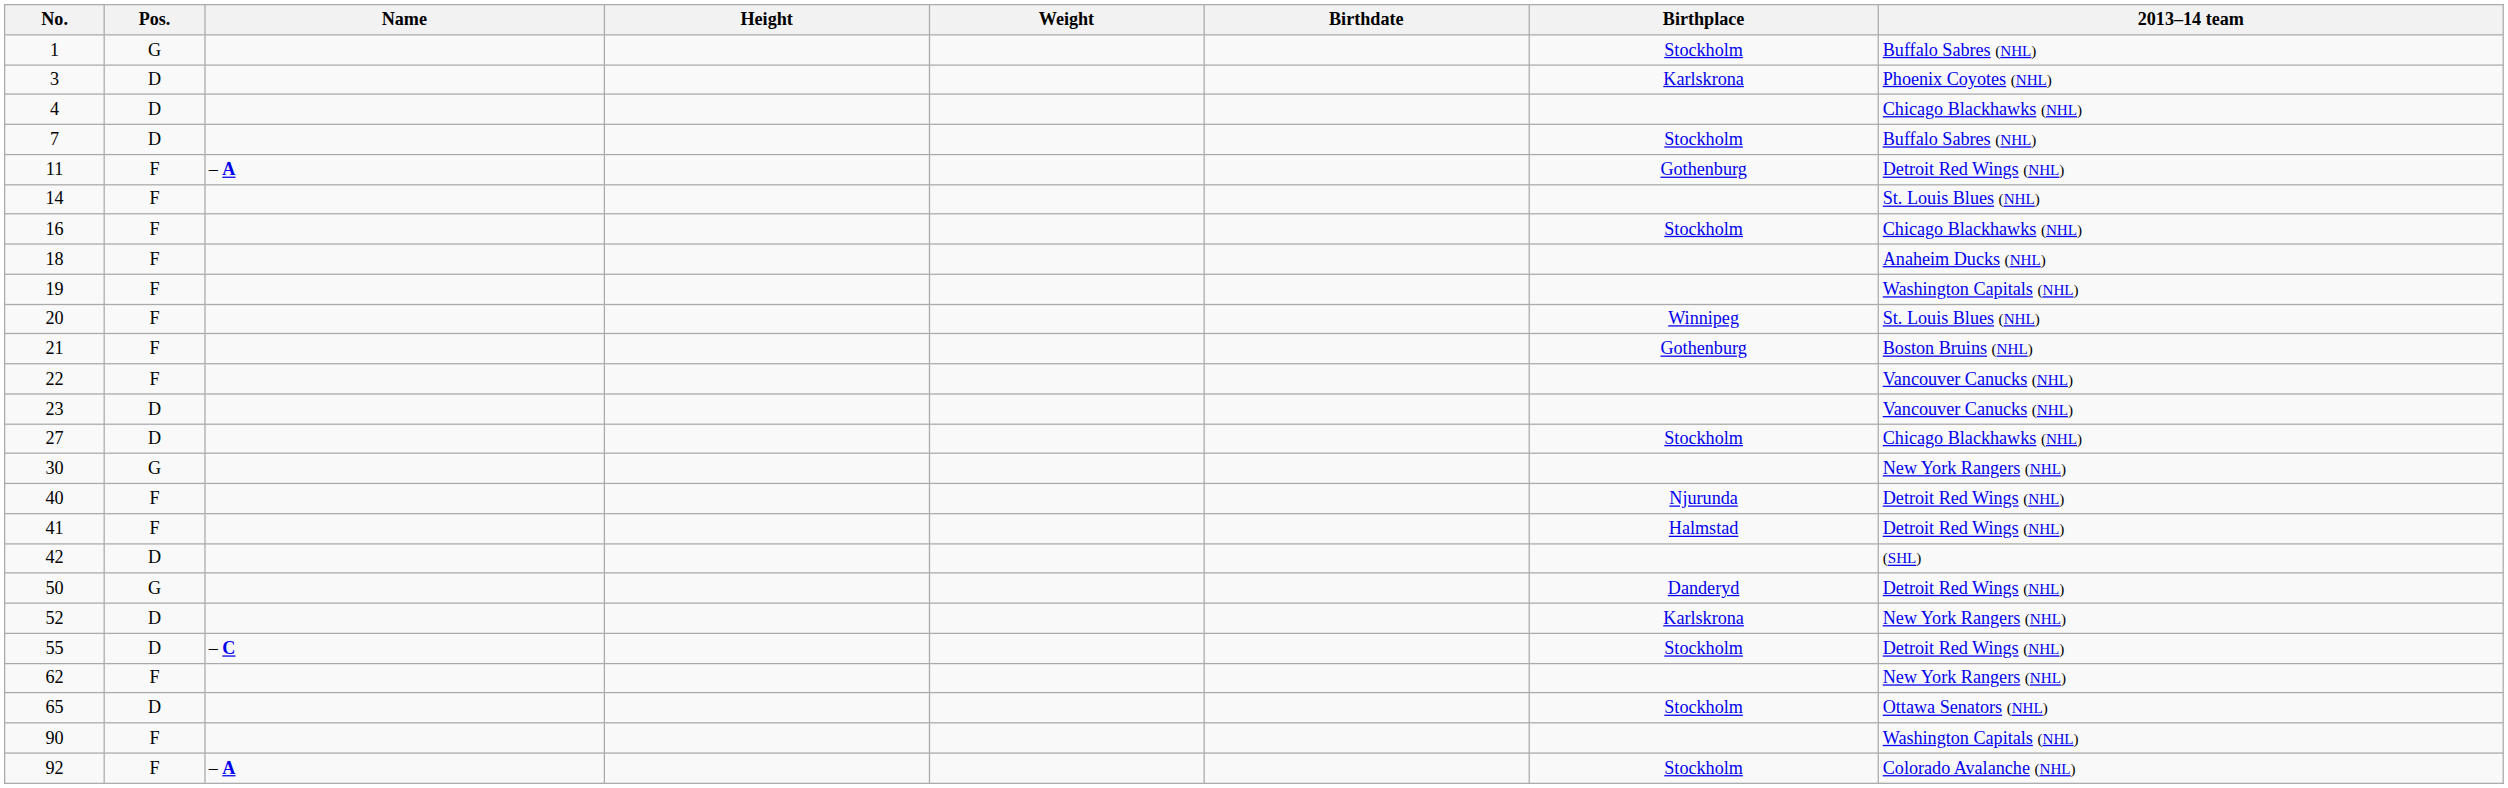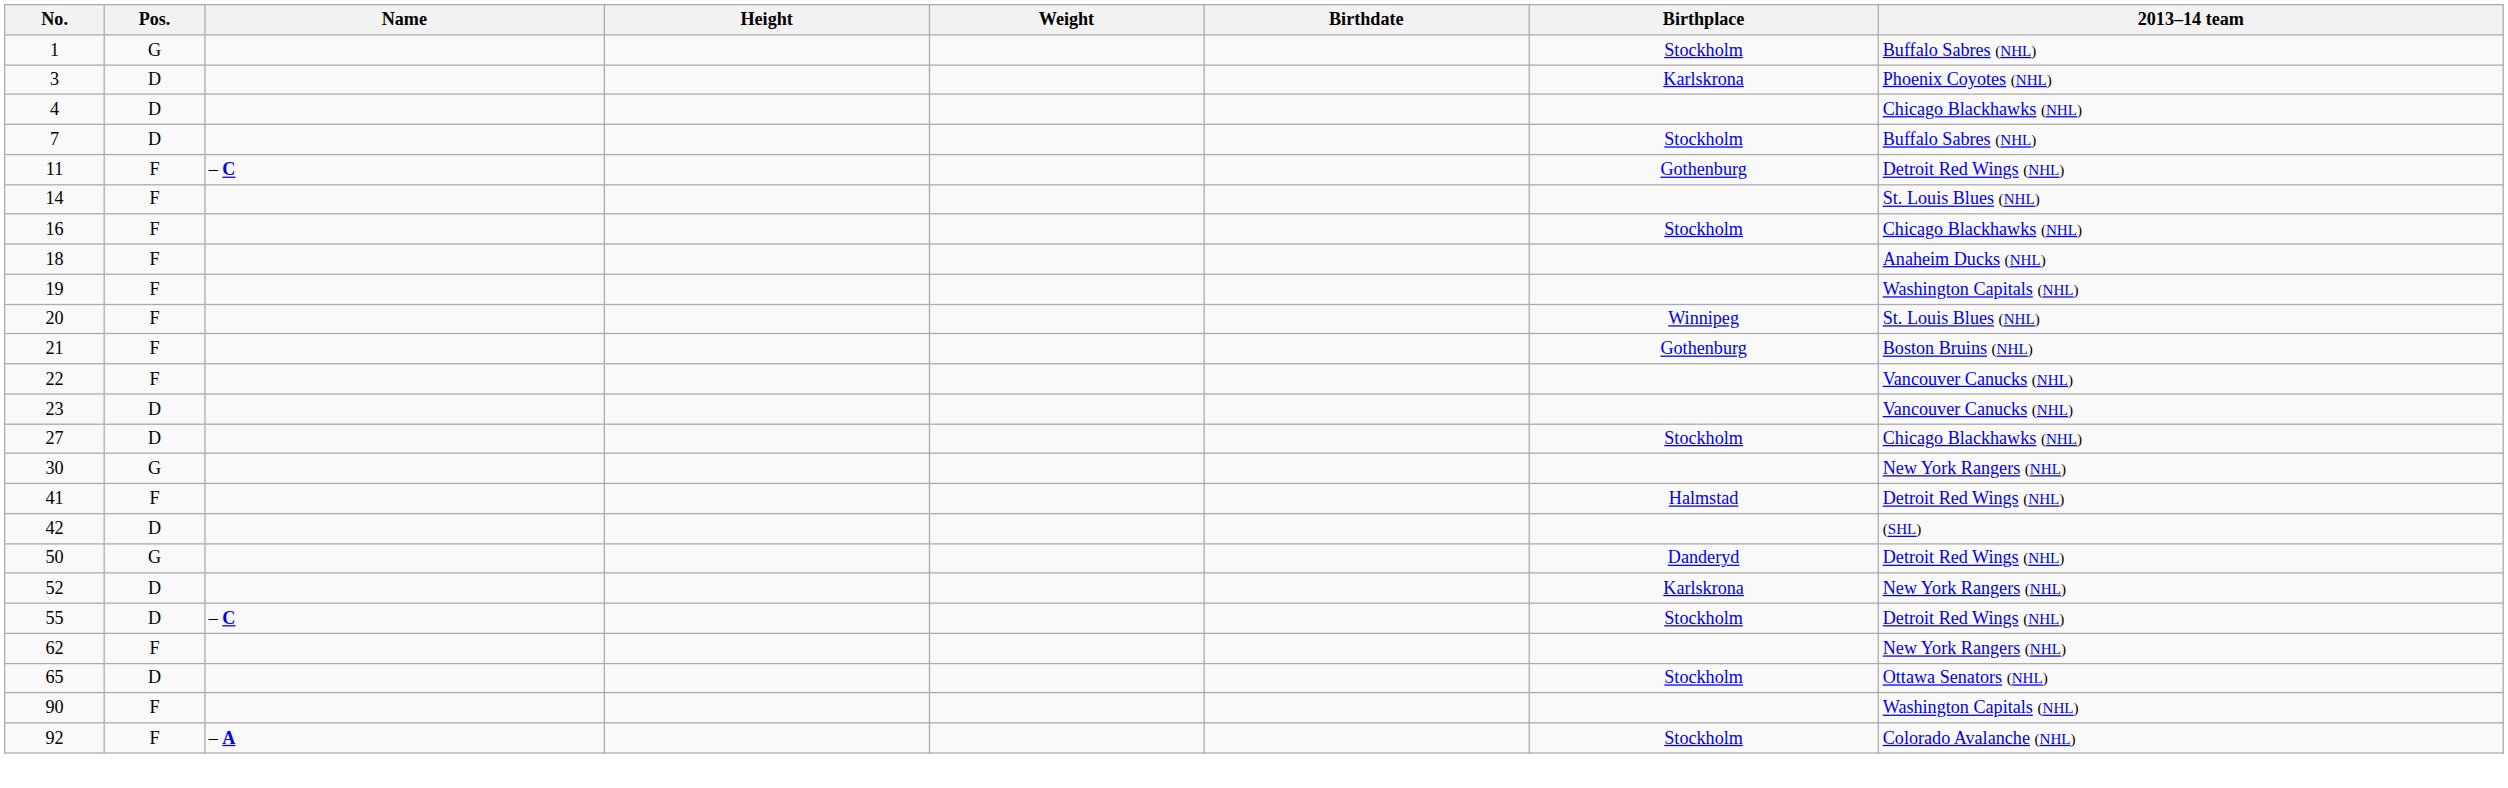(222, 169) – A -> (222, 169) – C
- row: (55, 498)
